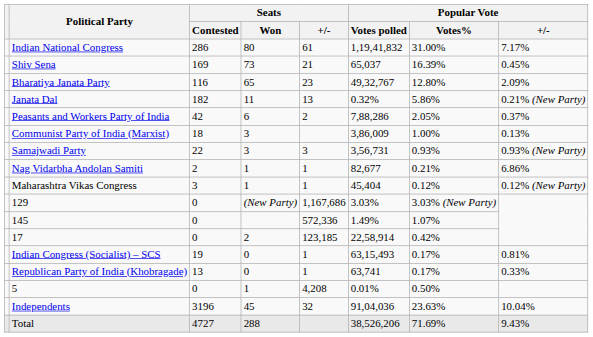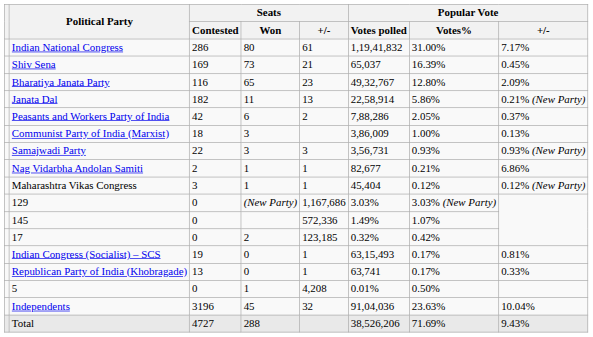(365, 99) 0.32% -> (372, 99) 22,58,914
(372, 237) 22,58,914 -> (365, 237) 0.32%
